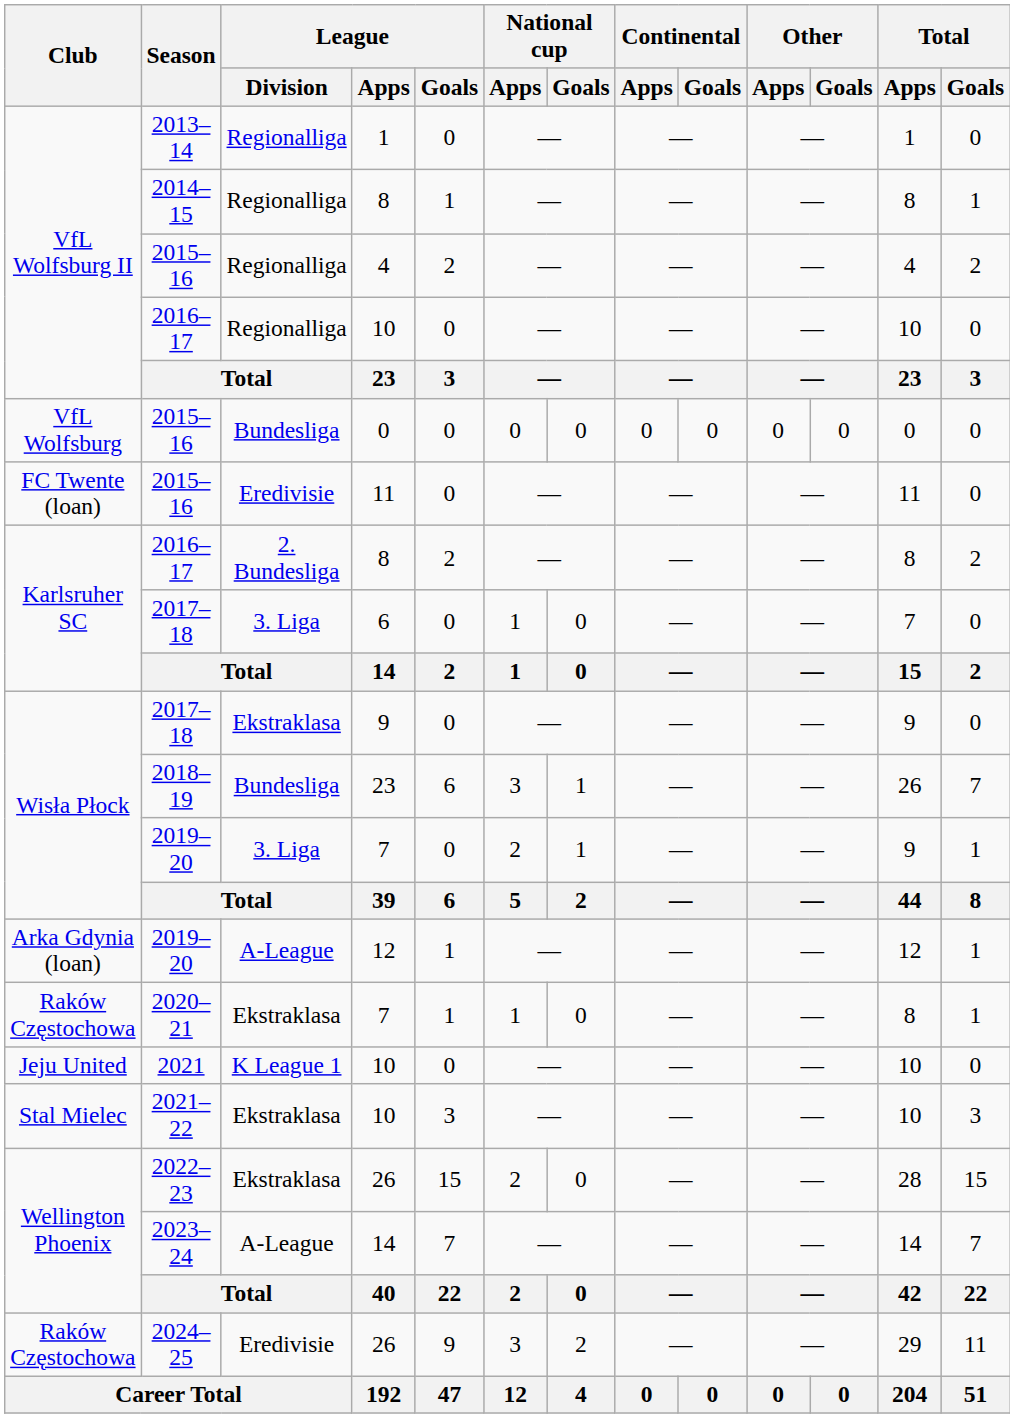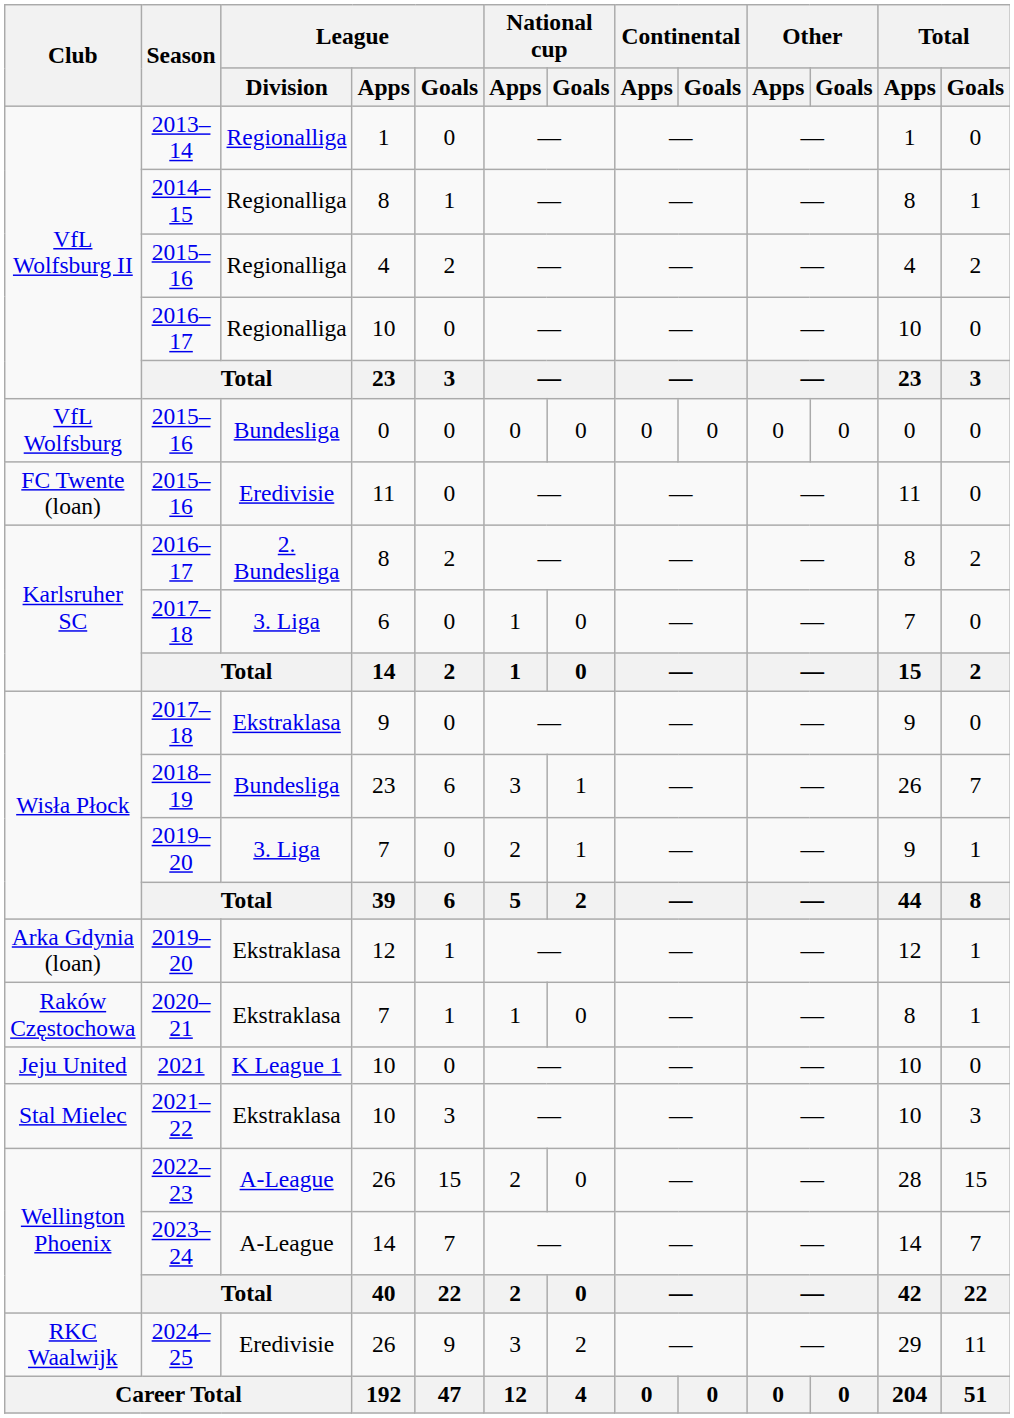(287, 950) A-League -> (287, 950) Ekstraklasa
(287, 1179) Ekstraklasa -> (287, 1179) A-League
(73, 1344) Raków Częstochowa -> (73, 1344) RKC Waalwijk
